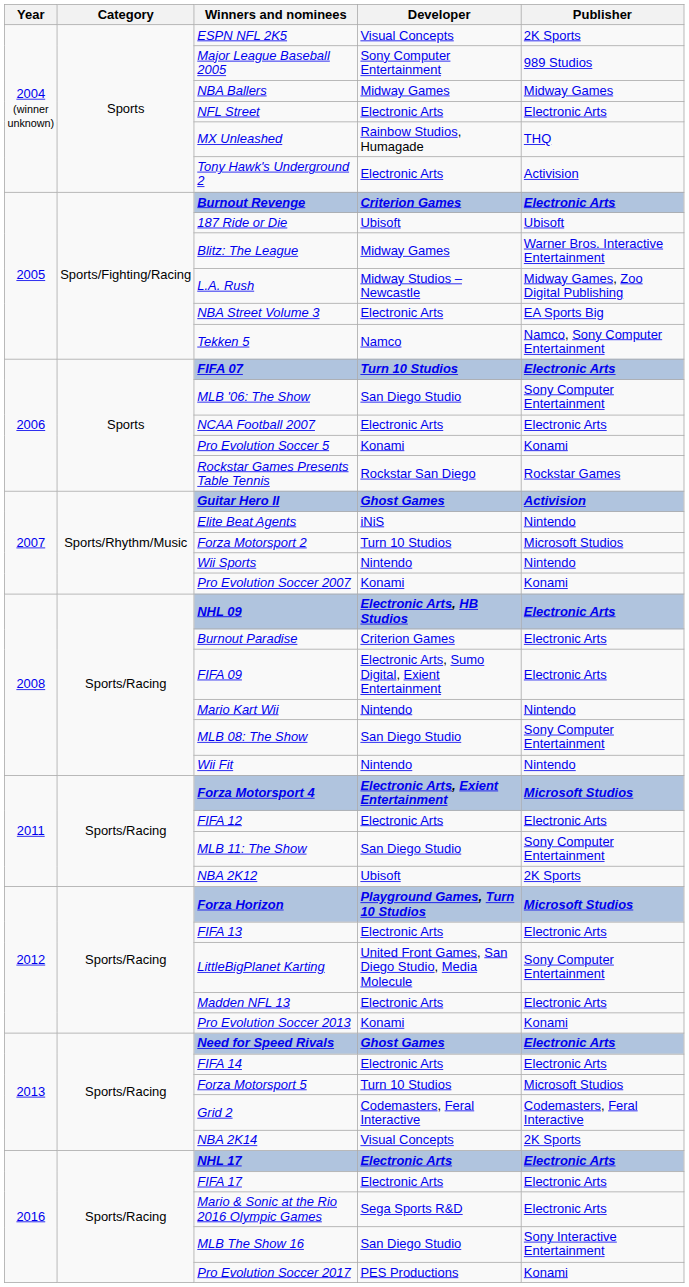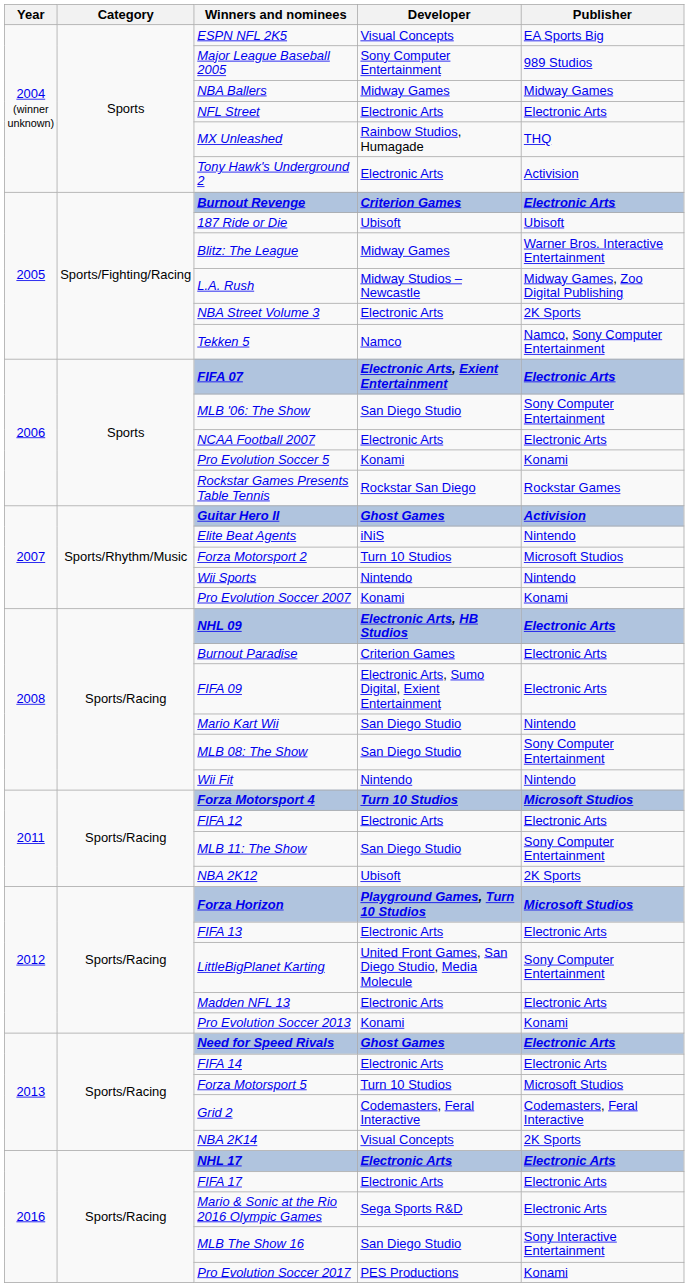(552, 35) 2K Sports -> (564, 35) EA Sports Big
(564, 313) EA Sports Big -> (552, 313) 2K Sports
(409, 369) Turn 10 Studios -> (429, 376) Electronic Arts, Exient Entertainment
(386, 709) Nintendo -> (411, 724) San Diego Studio
(429, 793) Electronic Arts, Exient Entertainment -> (409, 800) Turn 10 Studios
